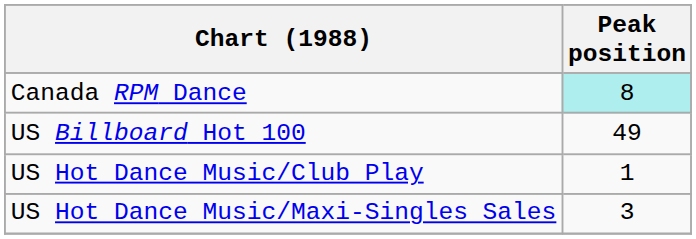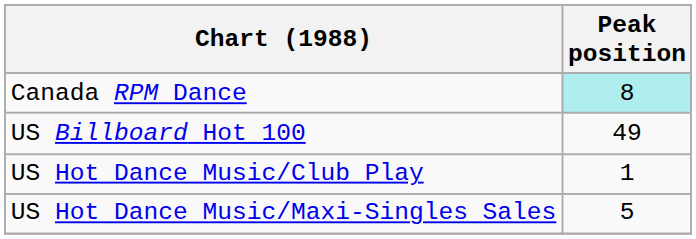(627, 213) 3 -> (627, 213) 5
